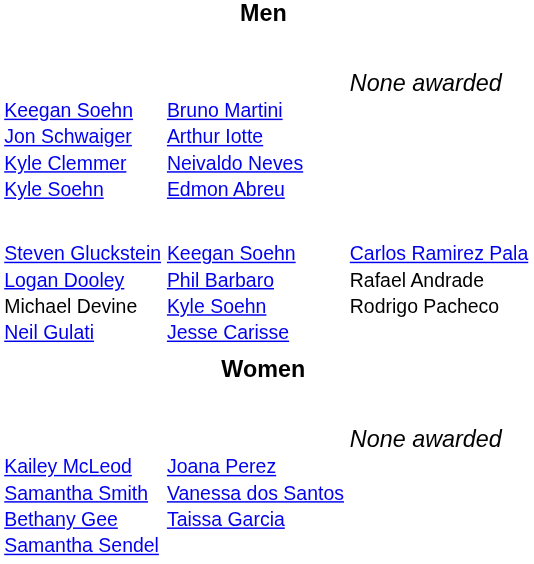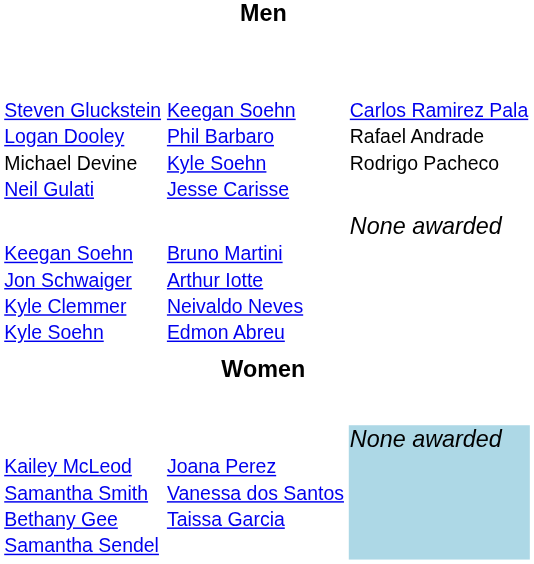rows swapped: (83, 293) <-> (69, 150)
(426, 439) no background -> (426, 439) lightblue background
